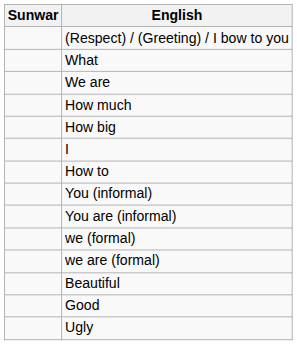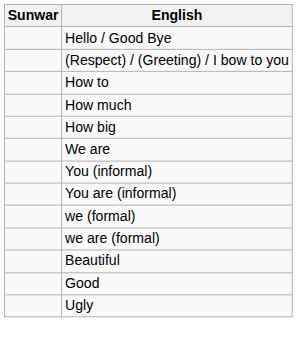+ row: (118, 37)
- row: (81, 60)
rows swapped: (87, 171) <-> (88, 82)
- row: (67, 149)
